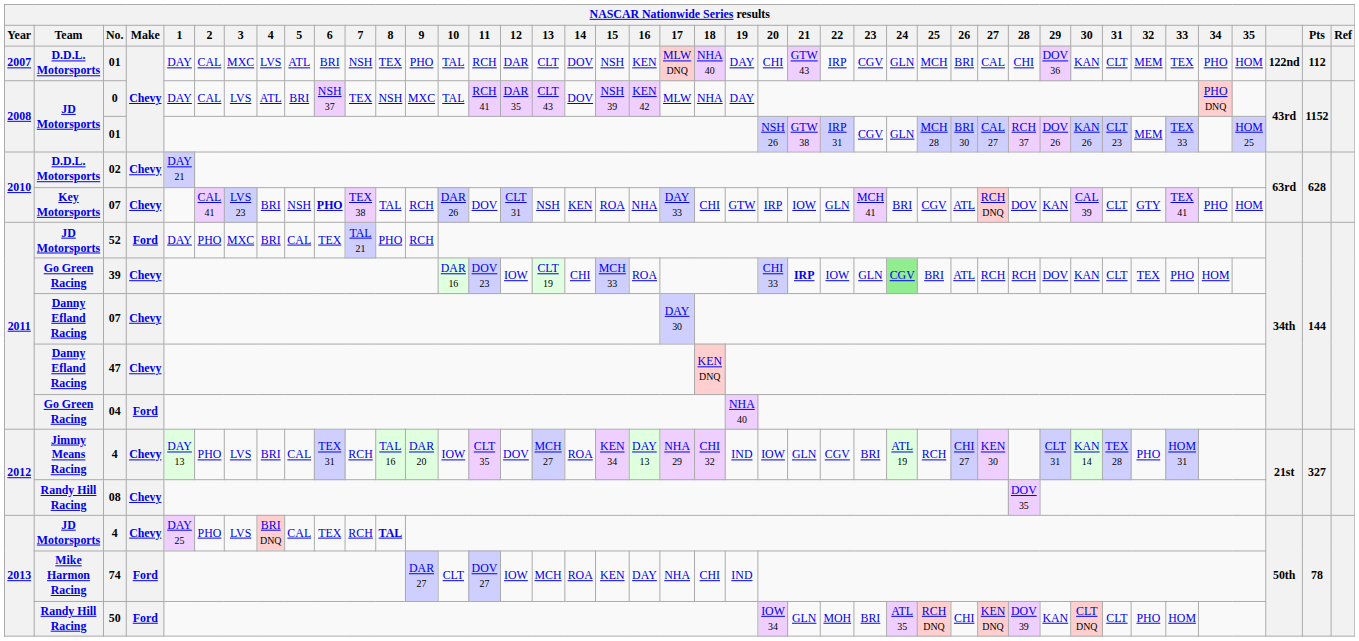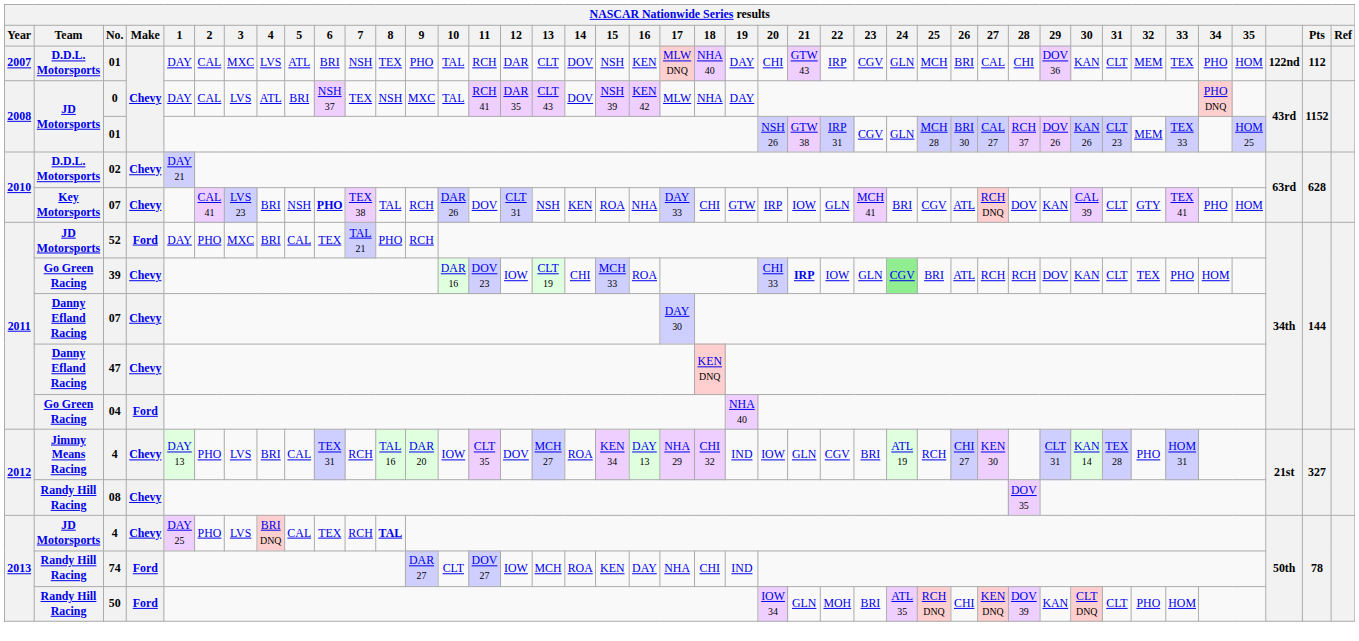(69, 575) Mike Harmon Racing -> (69, 568) Randy Hill Racing
